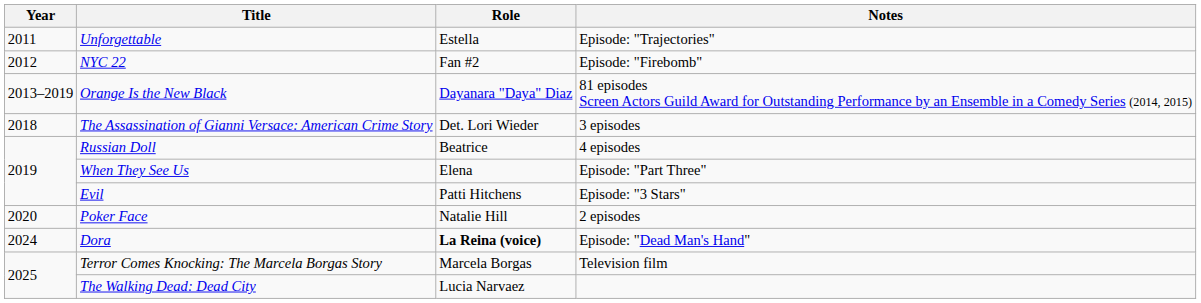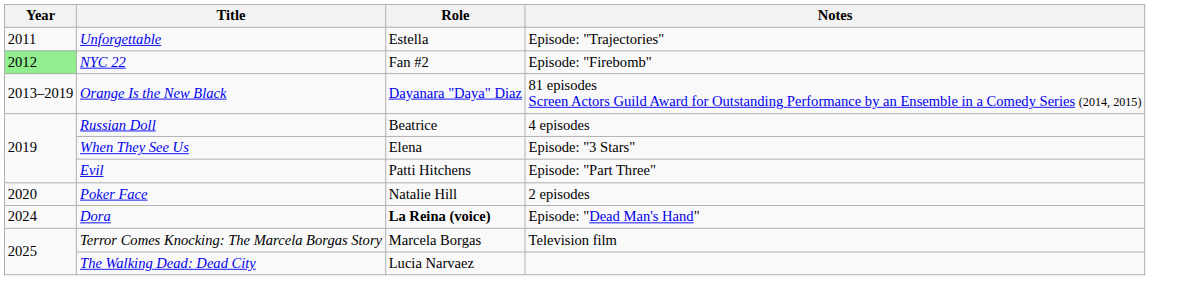(22, 62) no background -> (22, 62) lightgreen background
- row: (256, 124)
(643, 170) Episode: "Part Three" -> (582, 147) Episode: "3 Stars"
(632, 194) Episode: "3 Stars" -> (592, 170) Episode: "Part Three"
